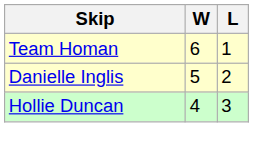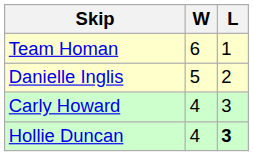+ row: (65, 106)
(226, 106) normal -> (226, 135) bold
